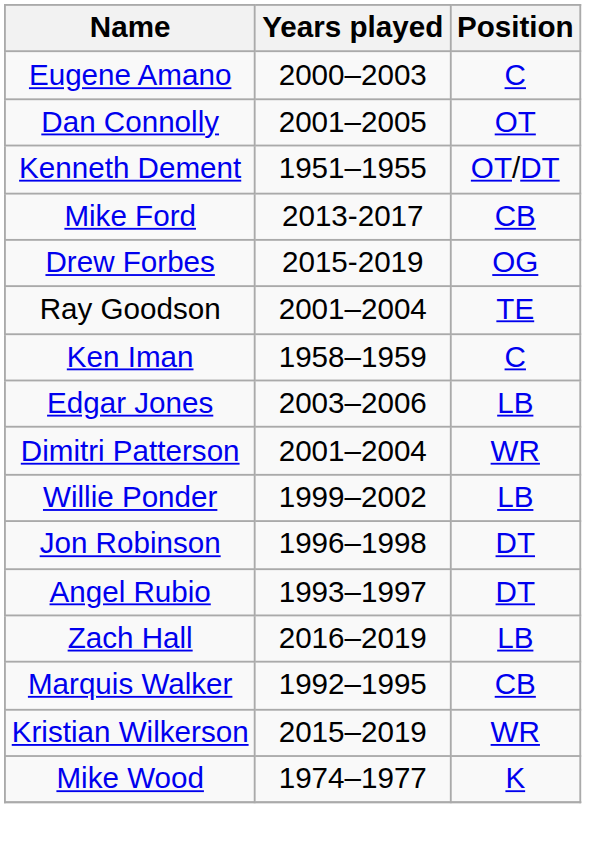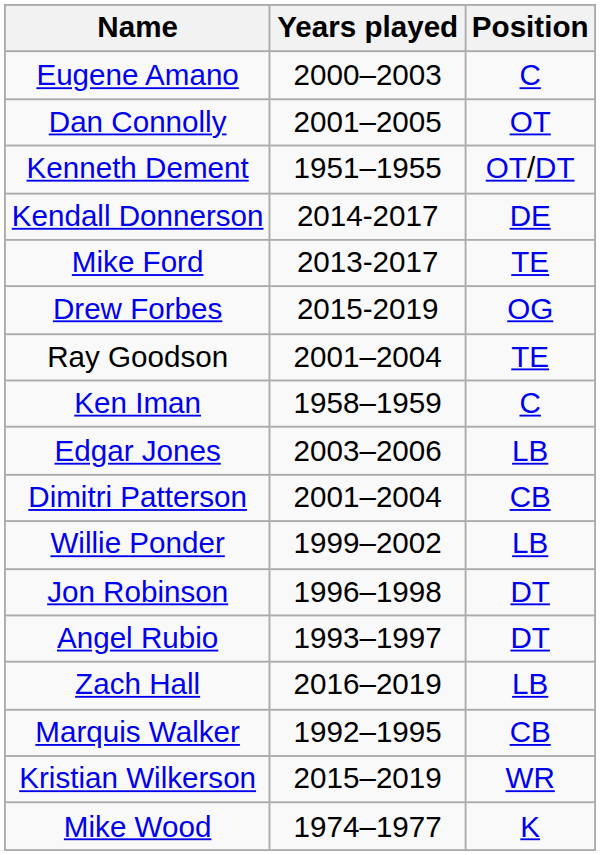+ row: (138, 215)
(515, 215) CB -> (530, 262) TE
(515, 450) WR -> (530, 497) CB
